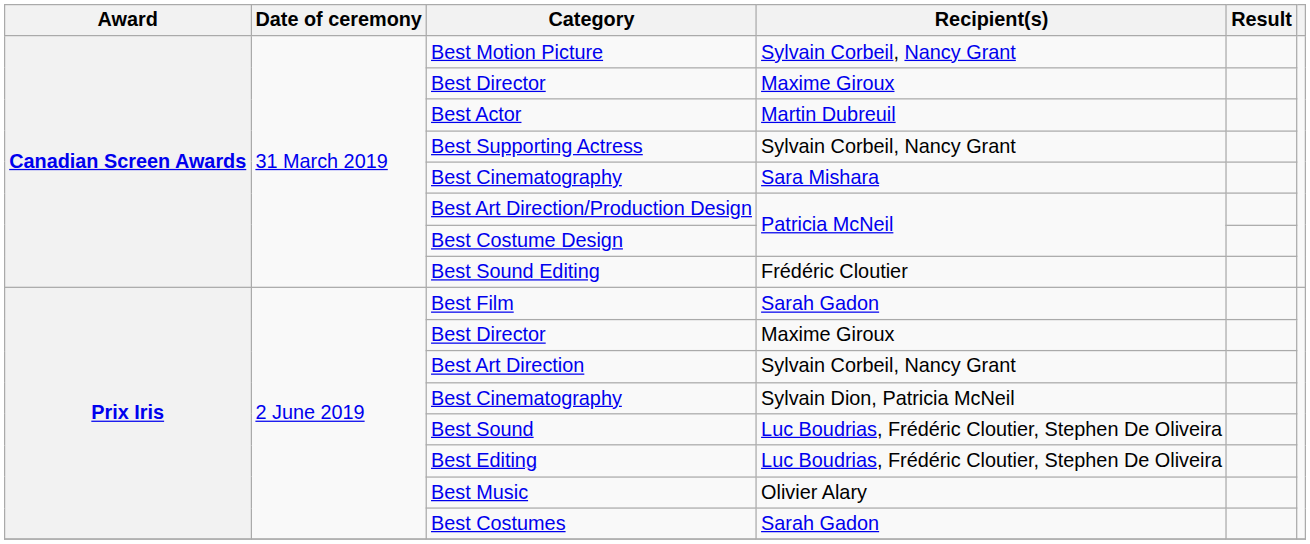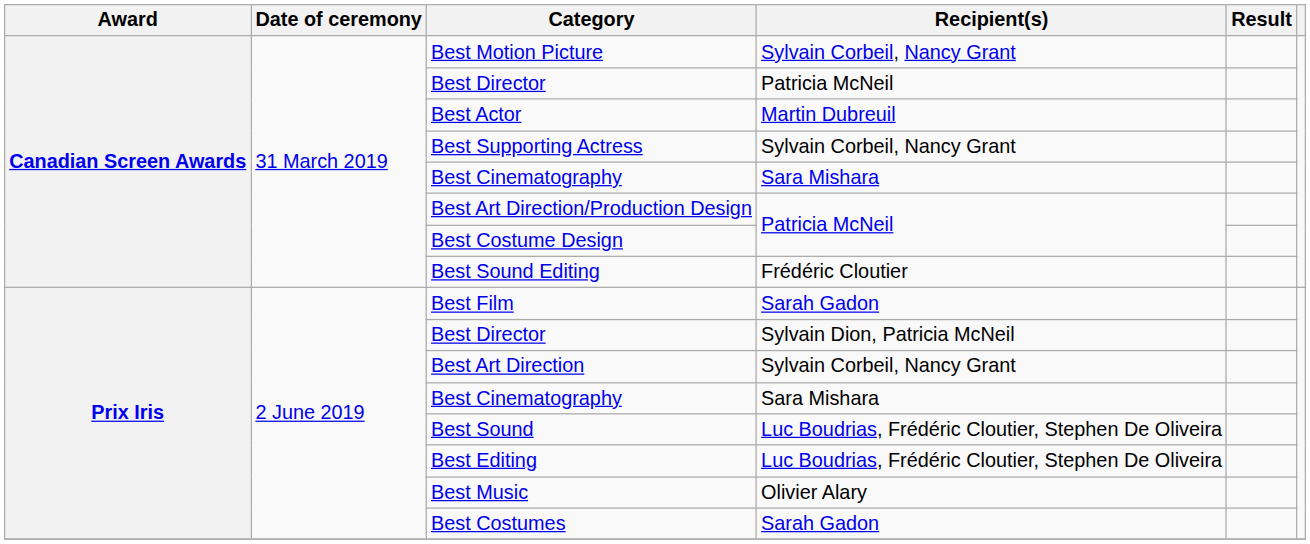(828, 83) Maxime Giroux -> (827, 83) Patricia McNeil
(828, 334) Maxime Giroux -> (888, 334) Sylvain Dion, Patricia McNeil
(888, 397) Sylvain Dion, Patricia McNeil -> (820, 397) Sara Mishara
